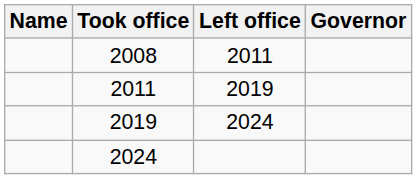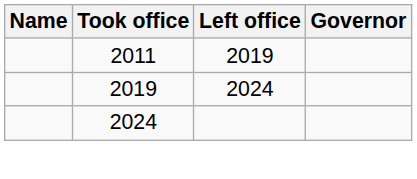- row: (133, 55)
